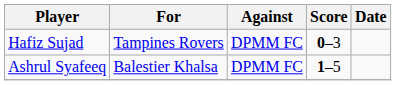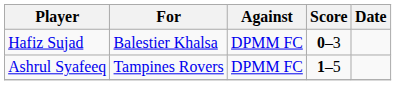(169, 42) Tampines Rovers -> (166, 42) Balestier Khalsa
(166, 67) Balestier Khalsa -> (169, 67) Tampines Rovers
